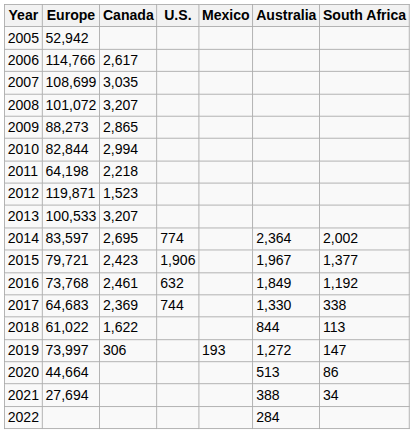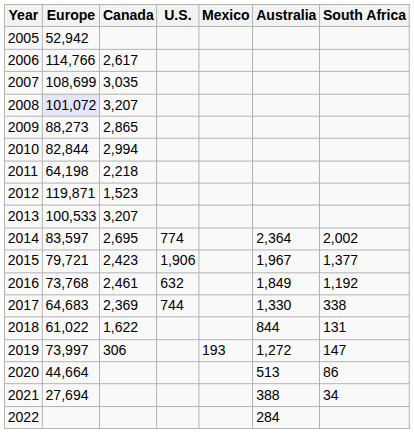(71, 104) no background -> (71, 104) lavender background
(334, 328) 113 -> (335, 328) 131
